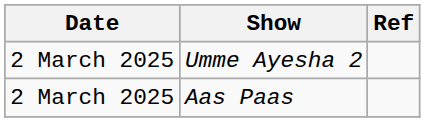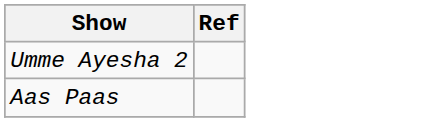- column: (92, 23)
